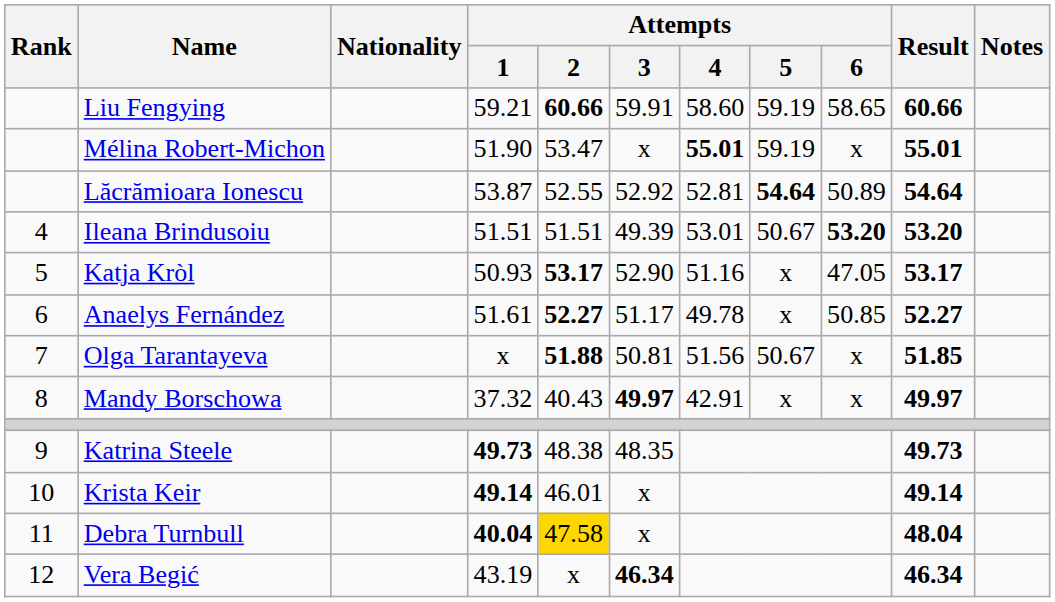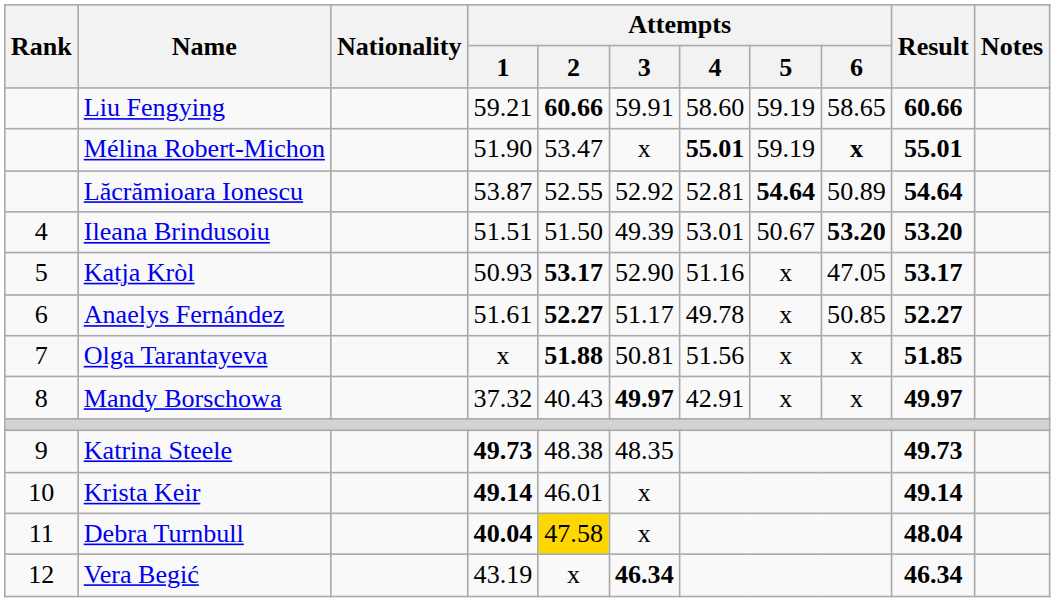(856, 149) normal -> (856, 149) bold
(574, 231) 51.51 -> (574, 231) 51.50
(786, 356) 50.67 -> (786, 356) x
